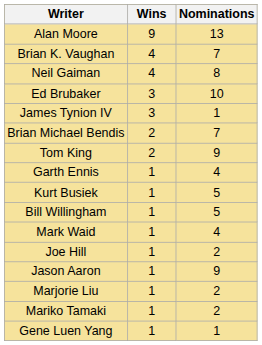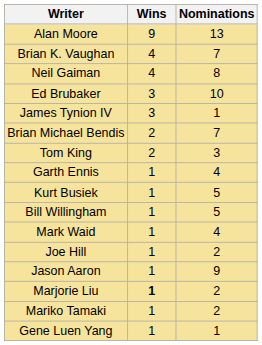(217, 152) 9 -> (217, 152) 3
(152, 291) normal -> (152, 291) bold
